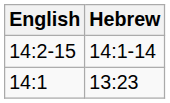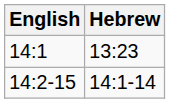rows swapped: (28, 82) <-> (43, 51)
